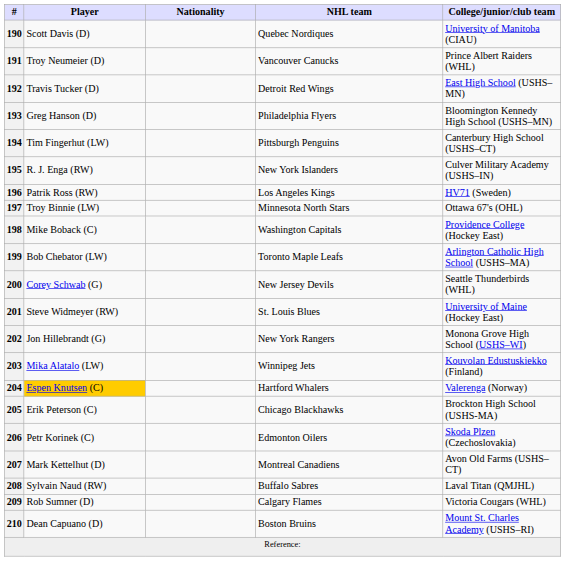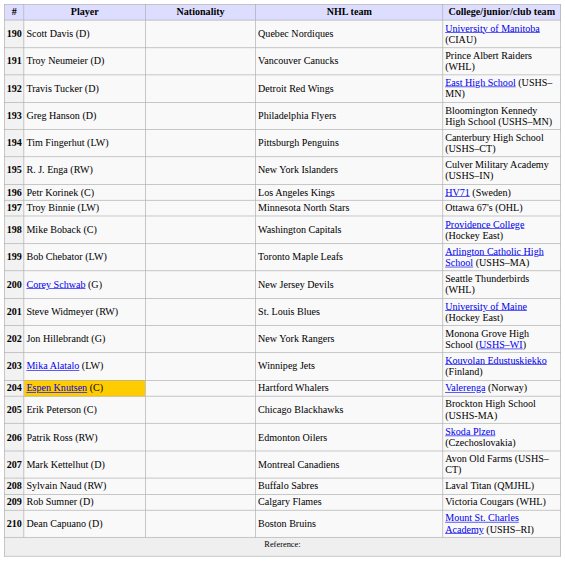(62, 192) Patrik Ross (RW) -> (60, 192) Petr Korinek (C)
(60, 437) Petr Korinek (C) -> (62, 437) Patrik Ross (RW)
